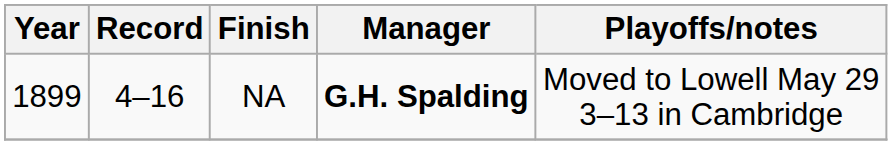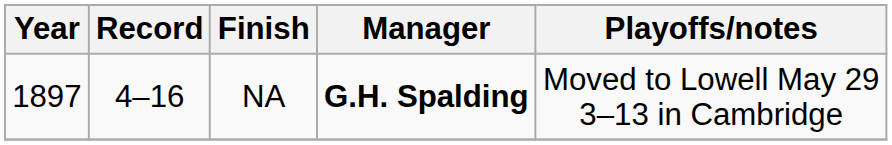(47, 96) 1899 -> (47, 96) 1897
